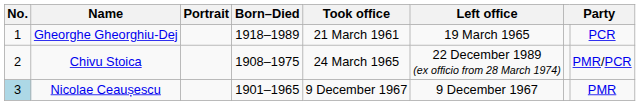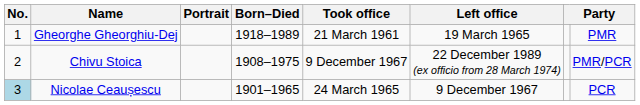(602, 34) PCR -> (602, 34) PMR
(356, 62) 24 March 1965 -> (356, 62) 9 December 1967
(356, 89) 9 December 1967 -> (356, 89) 24 March 1965
(602, 89) PMR -> (602, 89) PCR
